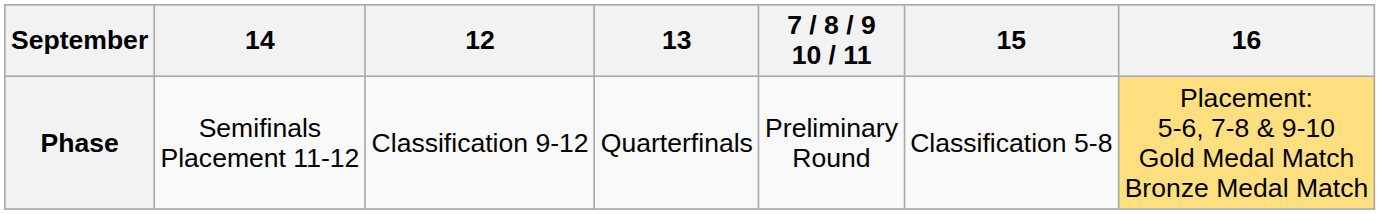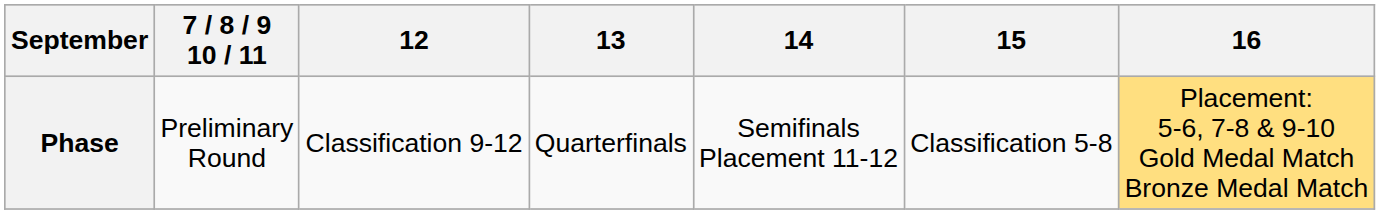columns swapped: (832, 40) <-> (260, 40)
